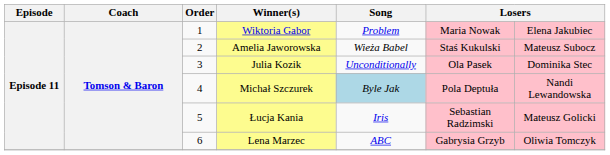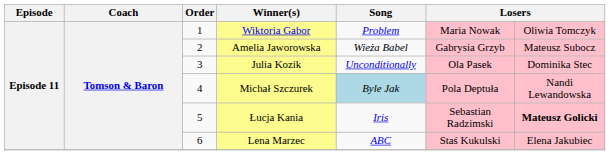(560, 30) Elena Jakubiec -> (560, 30) Oliwia Tomczyk
(470, 47) Staś Kukulski -> (470, 47) Gabrysia Grzyb
(560, 117) normal -> (560, 117) bold
(470, 141) Gabrysia Grzyb -> (470, 141) Staś Kukulski
(560, 141) Oliwia Tomczyk -> (560, 141) Elena Jakubiec
